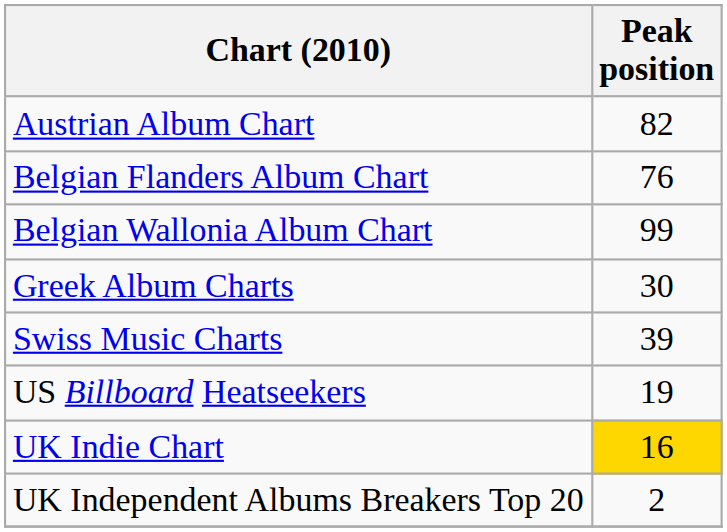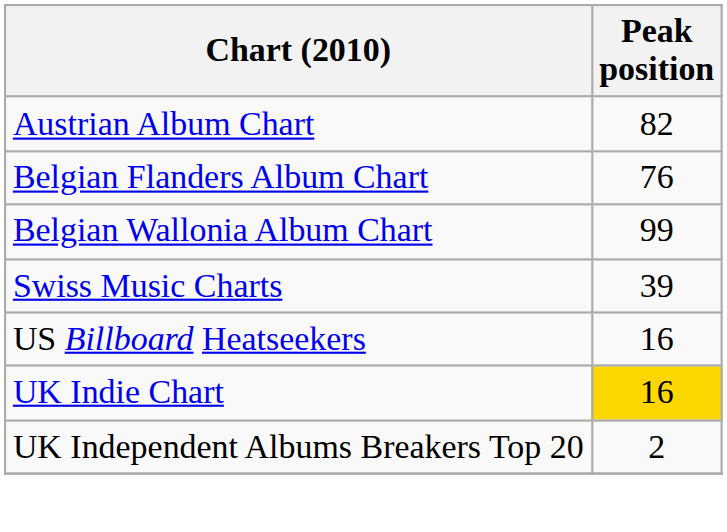- row: (153, 284)
(657, 392) 19 -> (657, 338) 16
